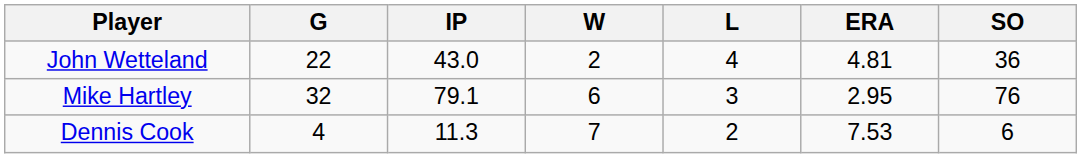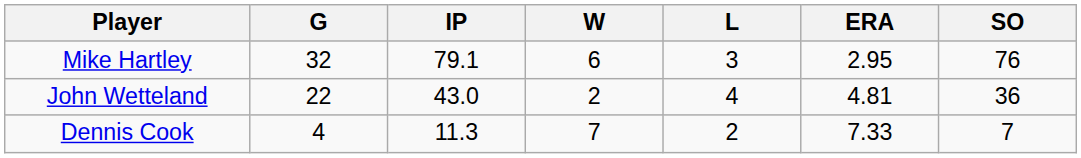rows swapped: (127, 96) <-> (127, 59)
(870, 133) 7.53 -> (870, 133) 7.33
(1008, 133) 6 -> (1008, 133) 7
